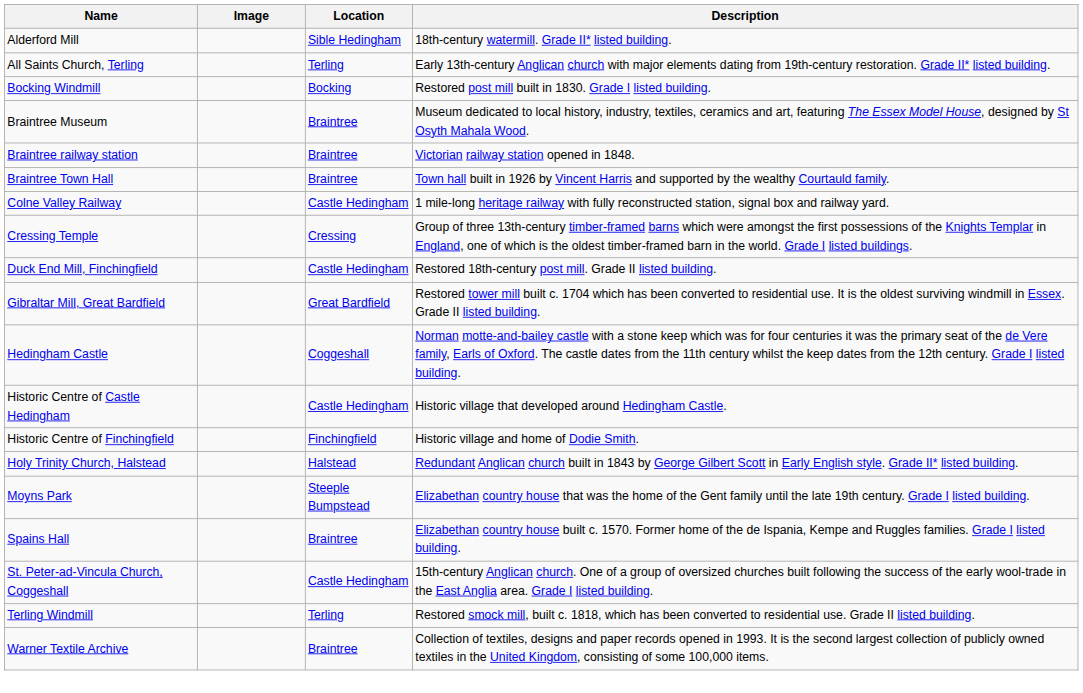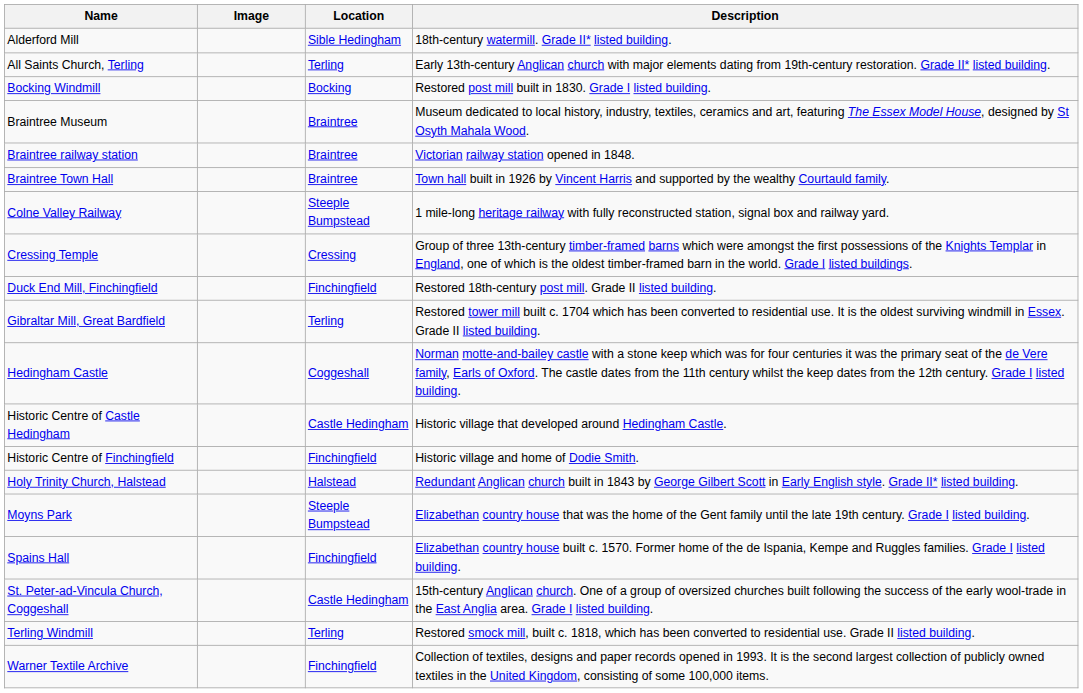(358, 203) Castle Hedingham -> (339, 212) Steeple Bumpstead
(358, 270) Castle Hedingham -> (342, 288) Finchingfield
(349, 303) Great Bardfield -> (326, 321) Terling
(333, 539) Braintree -> (342, 558) Finchingfield
(333, 648) Braintree -> (342, 667) Finchingfield
